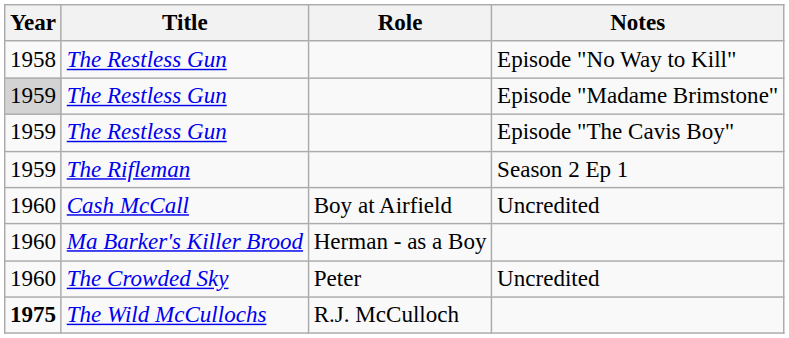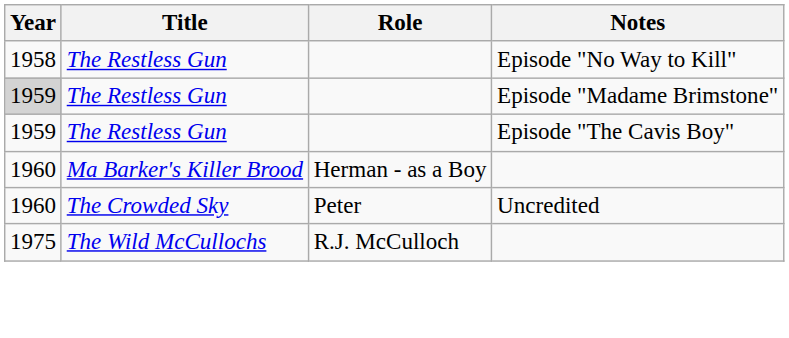- row: (128, 168)
- row: (128, 205)
(33, 315) bold -> (33, 242) normal
